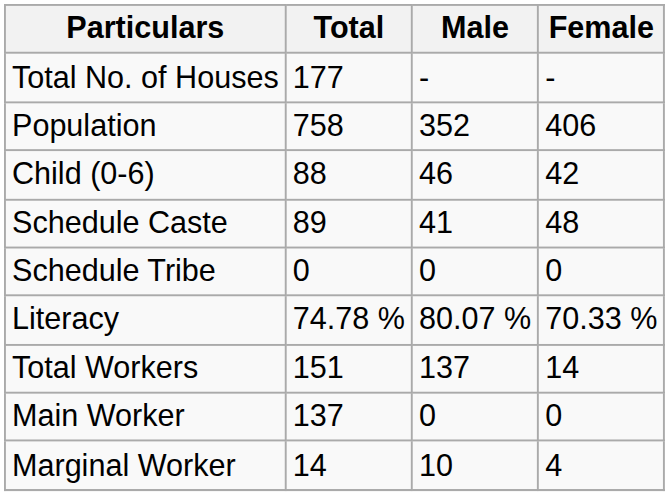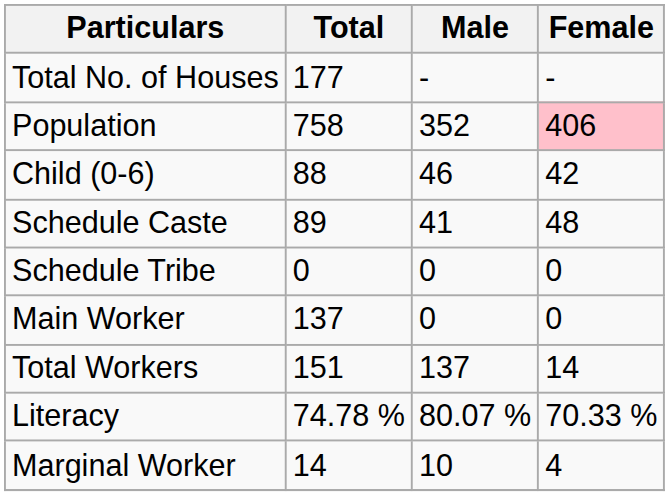(571, 125) no background -> (571, 125) pink background
rows swapped: (66, 319) <-> (98, 416)
